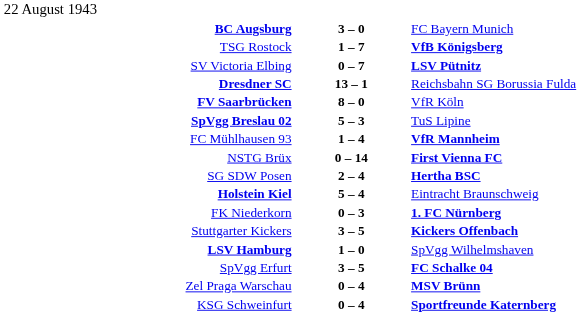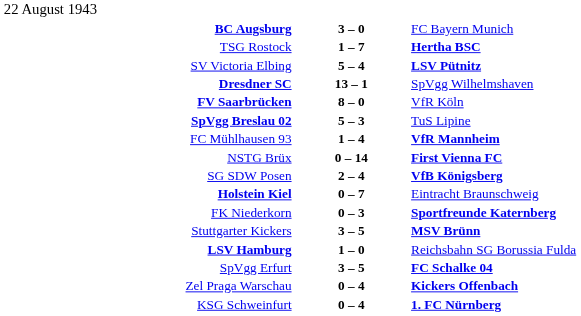(457, 47) VfB Königsberg -> (446, 47) Hertha BSC
(351, 65) 0 – 7 -> (351, 65) 5 – 4
(494, 83) Reichsbahn SG Borussia Fulda -> (472, 83) SpVgg Wilhelmshaven
(446, 175) Hertha BSC -> (457, 175) VfB Königsberg
(351, 194) 5 – 4 -> (351, 194) 0 – 7
(456, 212) 1. FC Nürnberg -> (484, 212) Sportfreunde Katernberg
(465, 231) Kickers Offenbach -> (446, 231) MSV Brünn
(472, 249) SpVgg Wilhelmshaven -> (494, 249) Reichsbahn SG Borussia Fulda
(446, 286) MSV Brünn -> (465, 286) Kickers Offenbach
(484, 304) Sportfreunde Katernberg -> (456, 304) 1. FC Nürnberg
